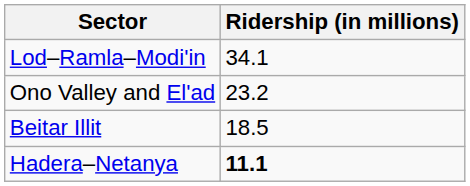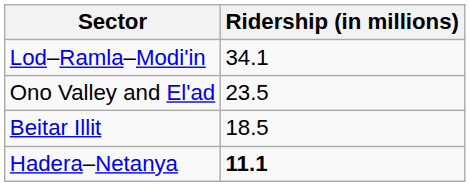(247, 92) 23.2 -> (247, 92) 23.5
